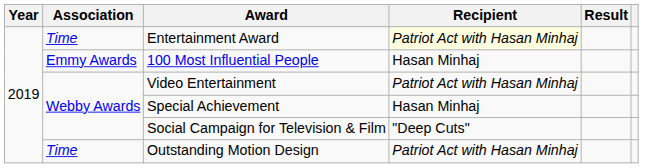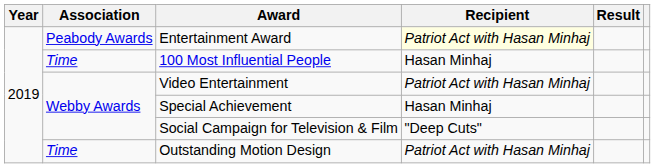(62, 38) Time -> (99, 38) Peabody Awards
(91, 60) Emmy Awards -> (62, 60) Time
